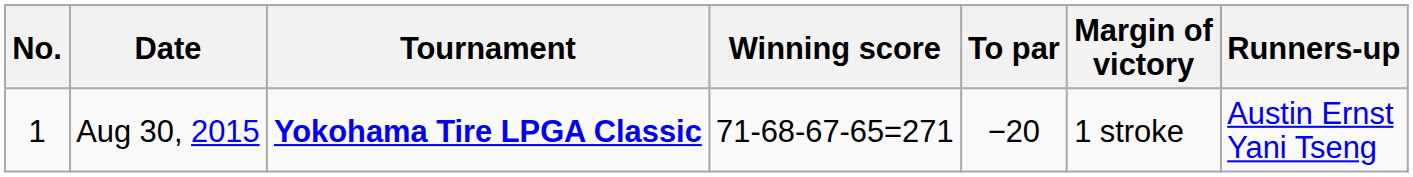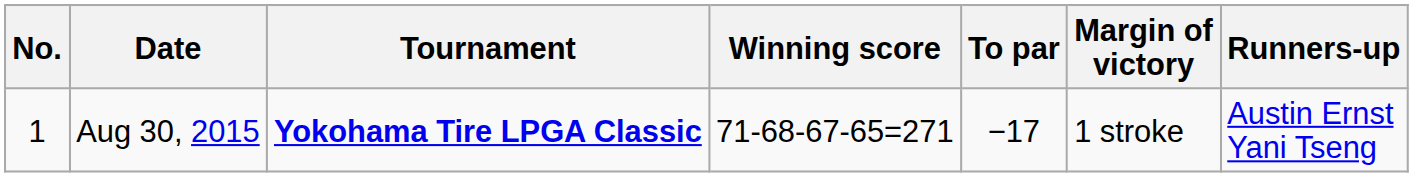(1014, 130) −20 -> (1014, 130) −17
